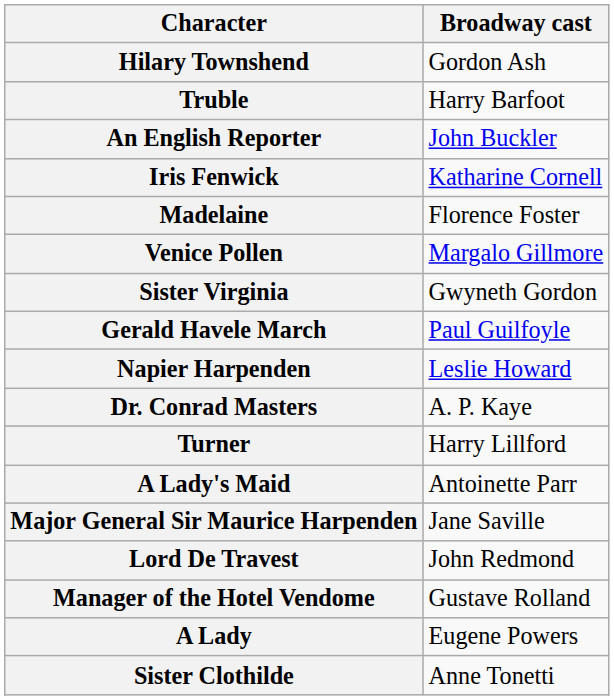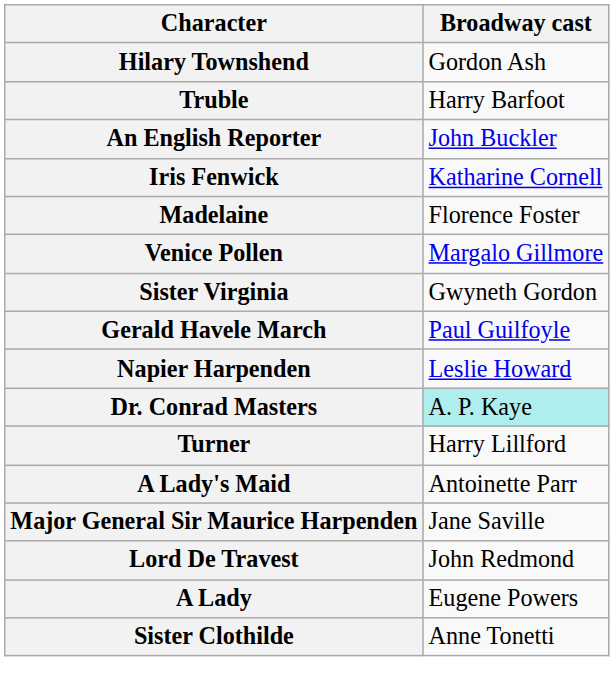(480, 406) no background -> (480, 406) paleturquoise background
- row: (214, 598)
